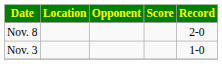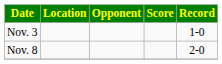rows swapped: (22, 50) <-> (22, 31)
